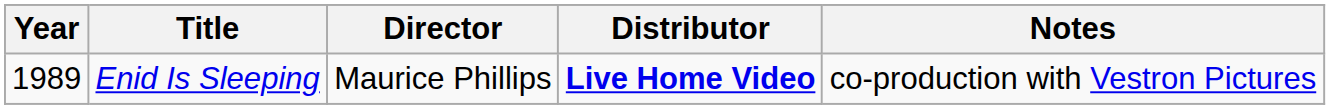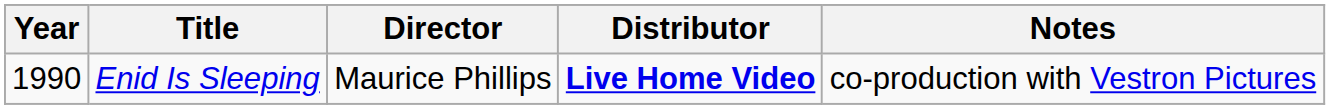(47, 78) 1989 -> (47, 78) 1990
